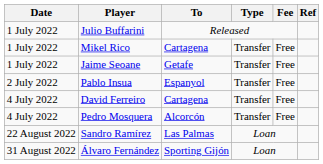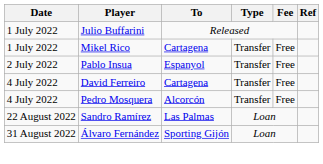- row: (111, 64)
